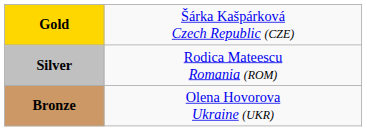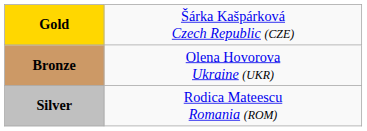rows swapped: (54, 64) <-> (54, 105)
